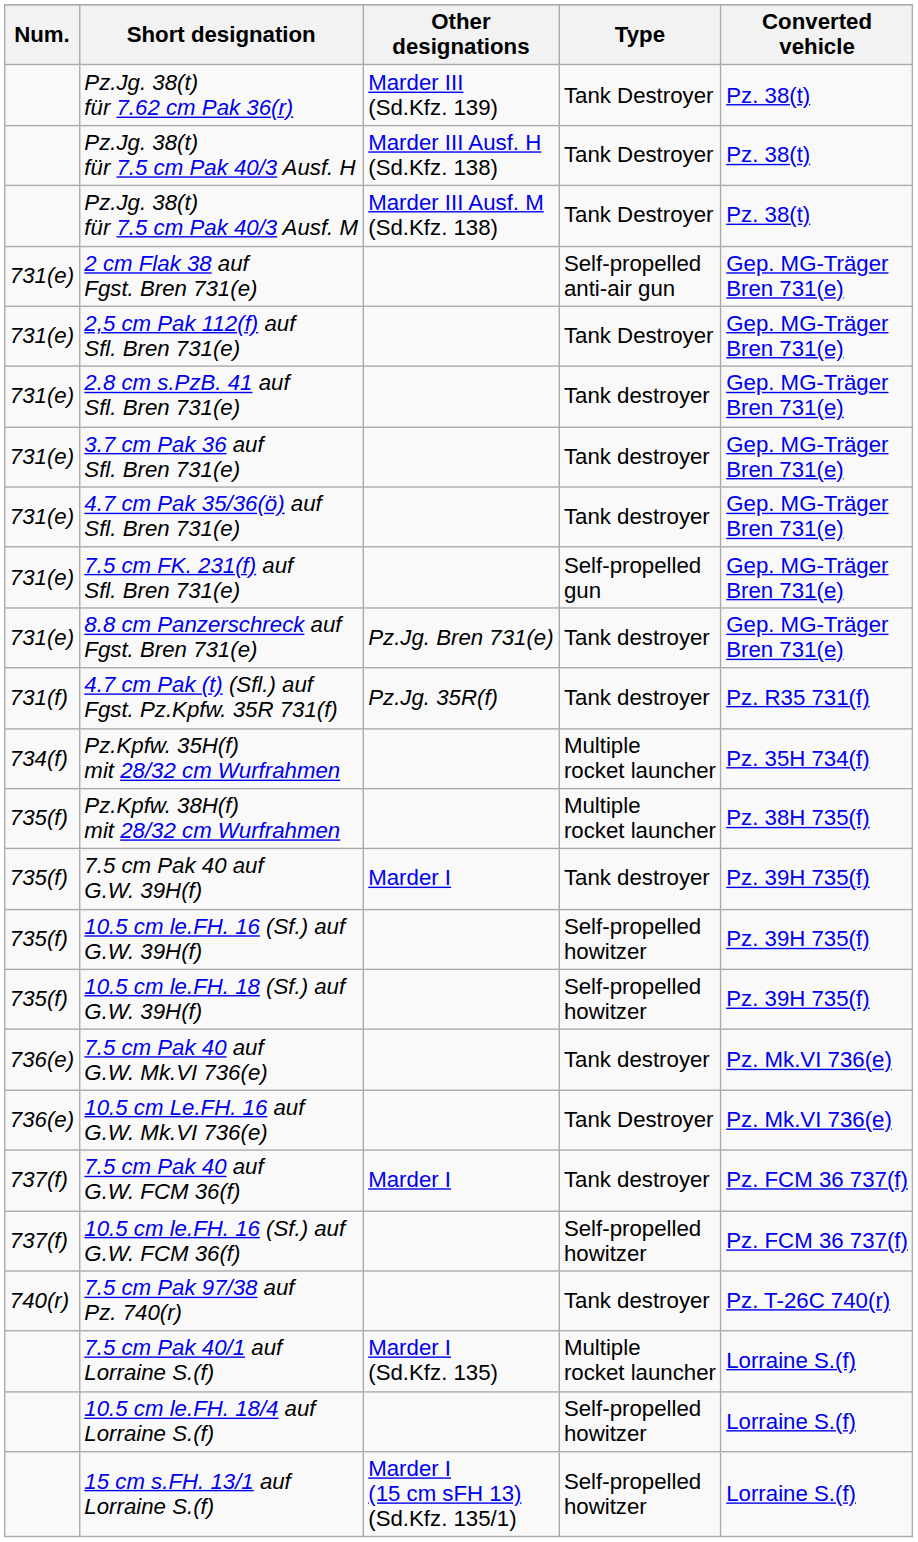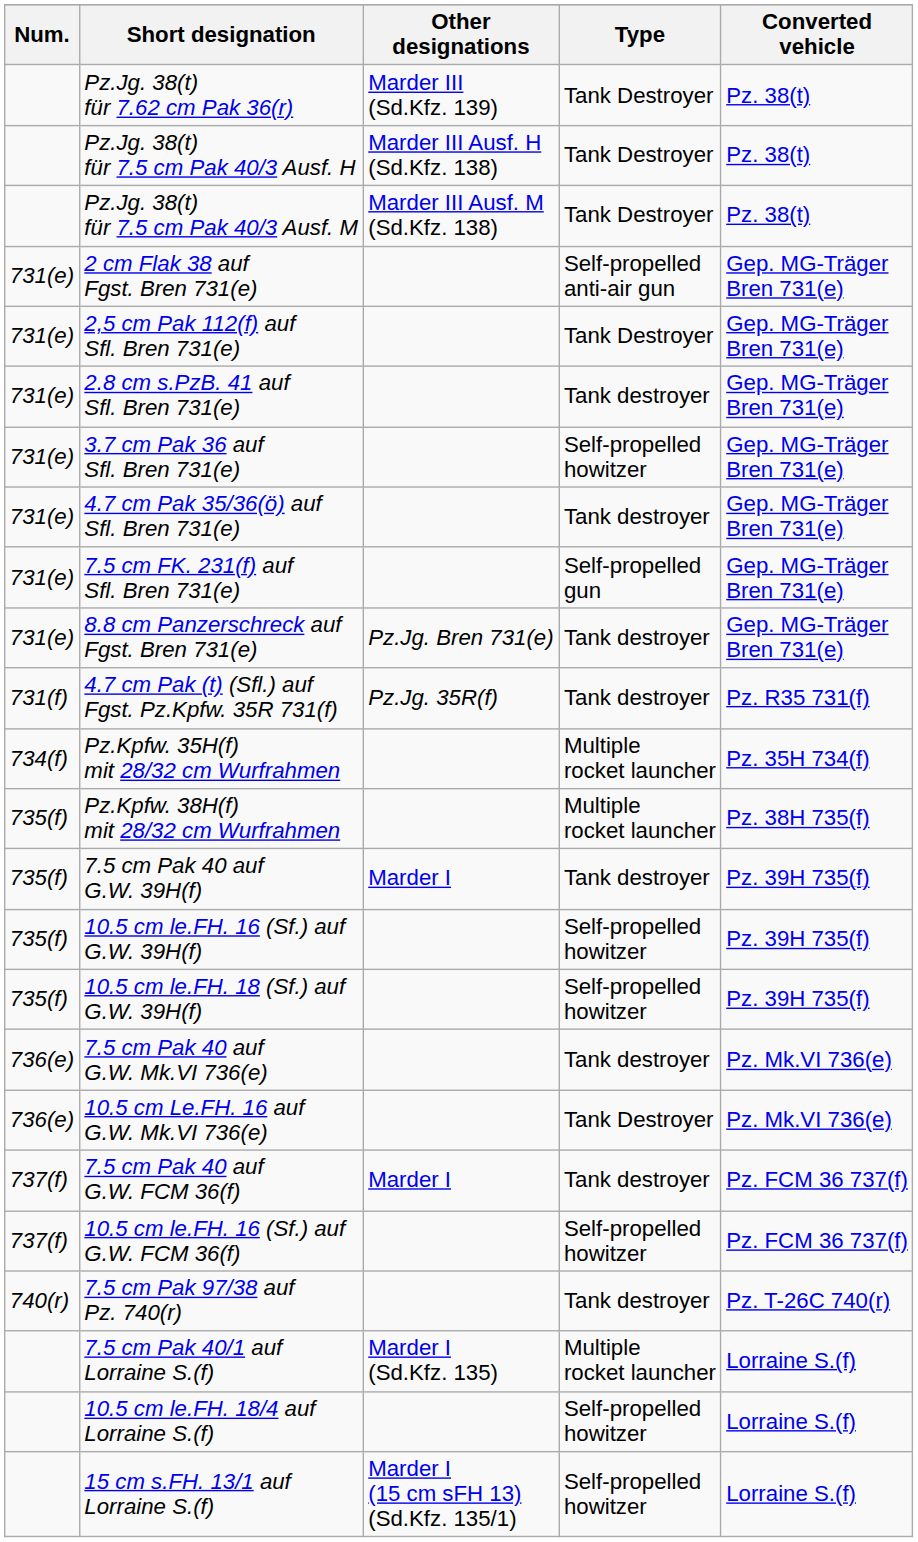(637, 456) Tank destroyer -> (633, 456) Self-propelled howitzer
